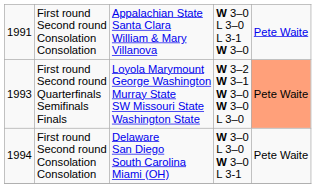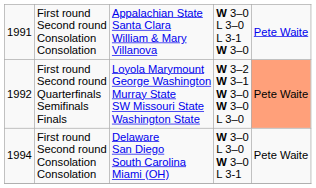(19, 94) 1993 -> (19, 94) 1992
